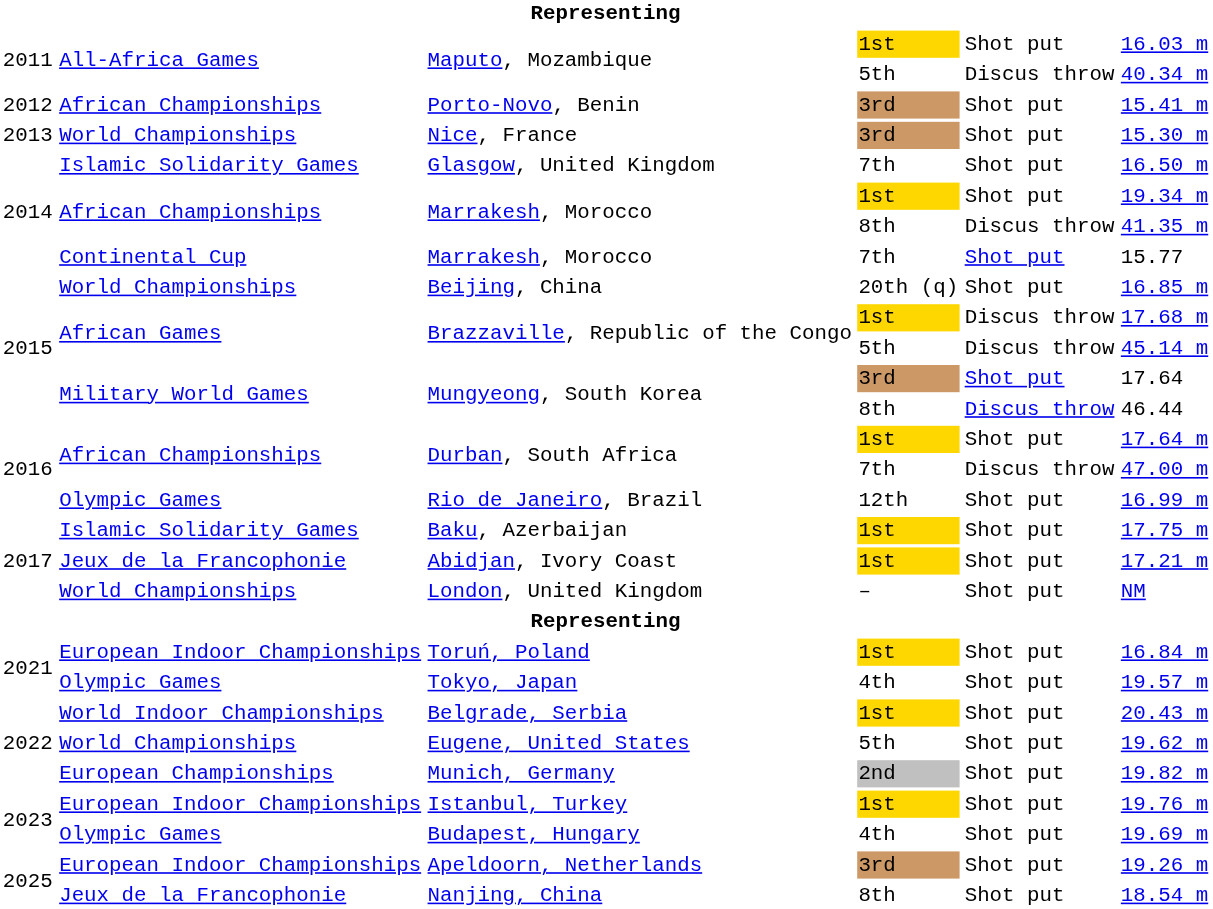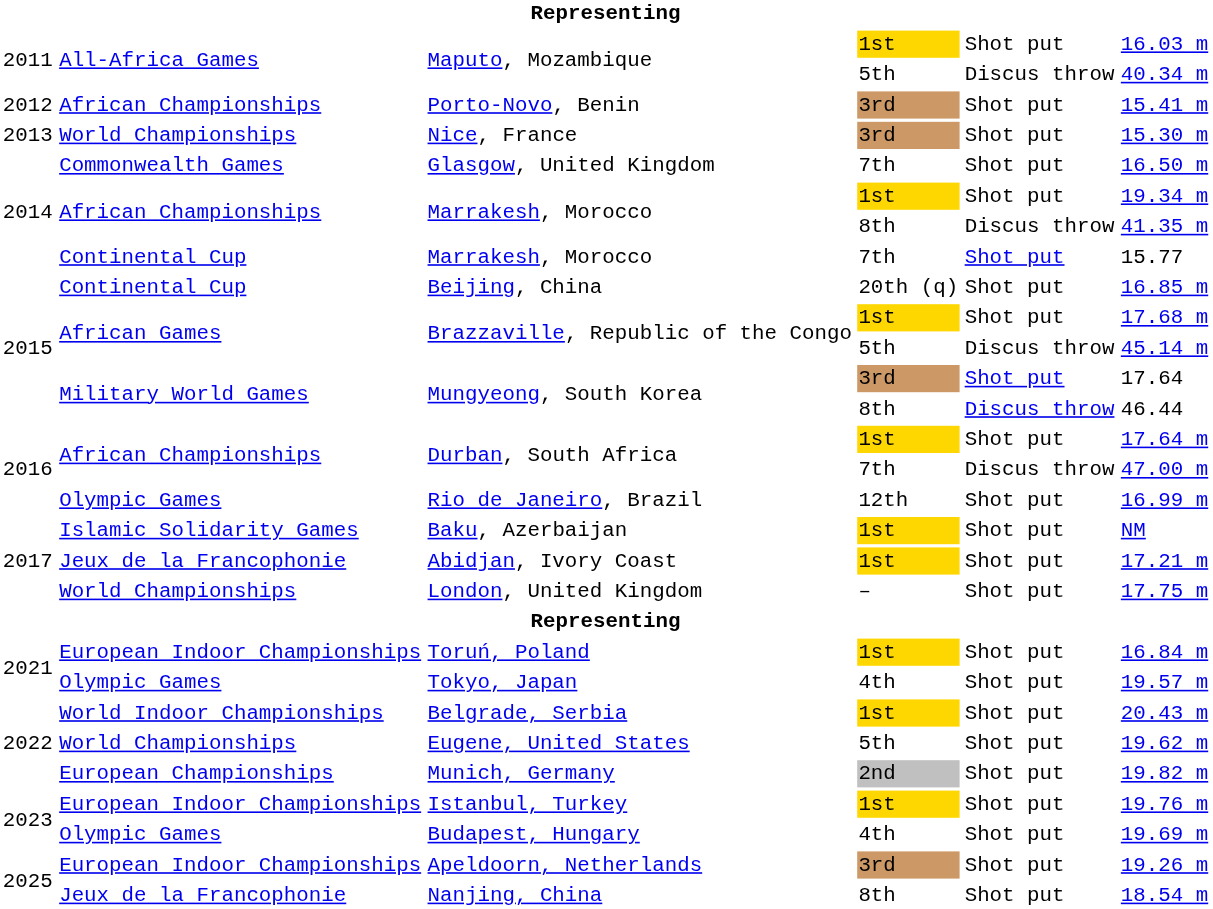(209, 166) Islamic Solidarity Games -> (172, 166) Commonwealth Games
(178, 287) World Championships -> (153, 287) Continental Cup
(1040, 318) Discus throw -> (1015, 318) Shot put
(1165, 531) 17.75 m -> (1133, 531) NM
(1133, 591) NM -> (1165, 591) 17.75 m
